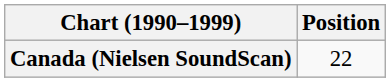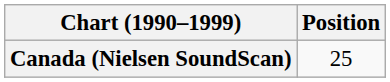(341, 58) 22 -> (341, 58) 25
